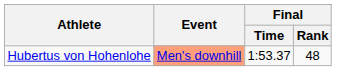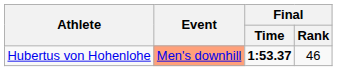(269, 56) normal -> (269, 56) bold
(313, 56) 48 -> (313, 56) 46
